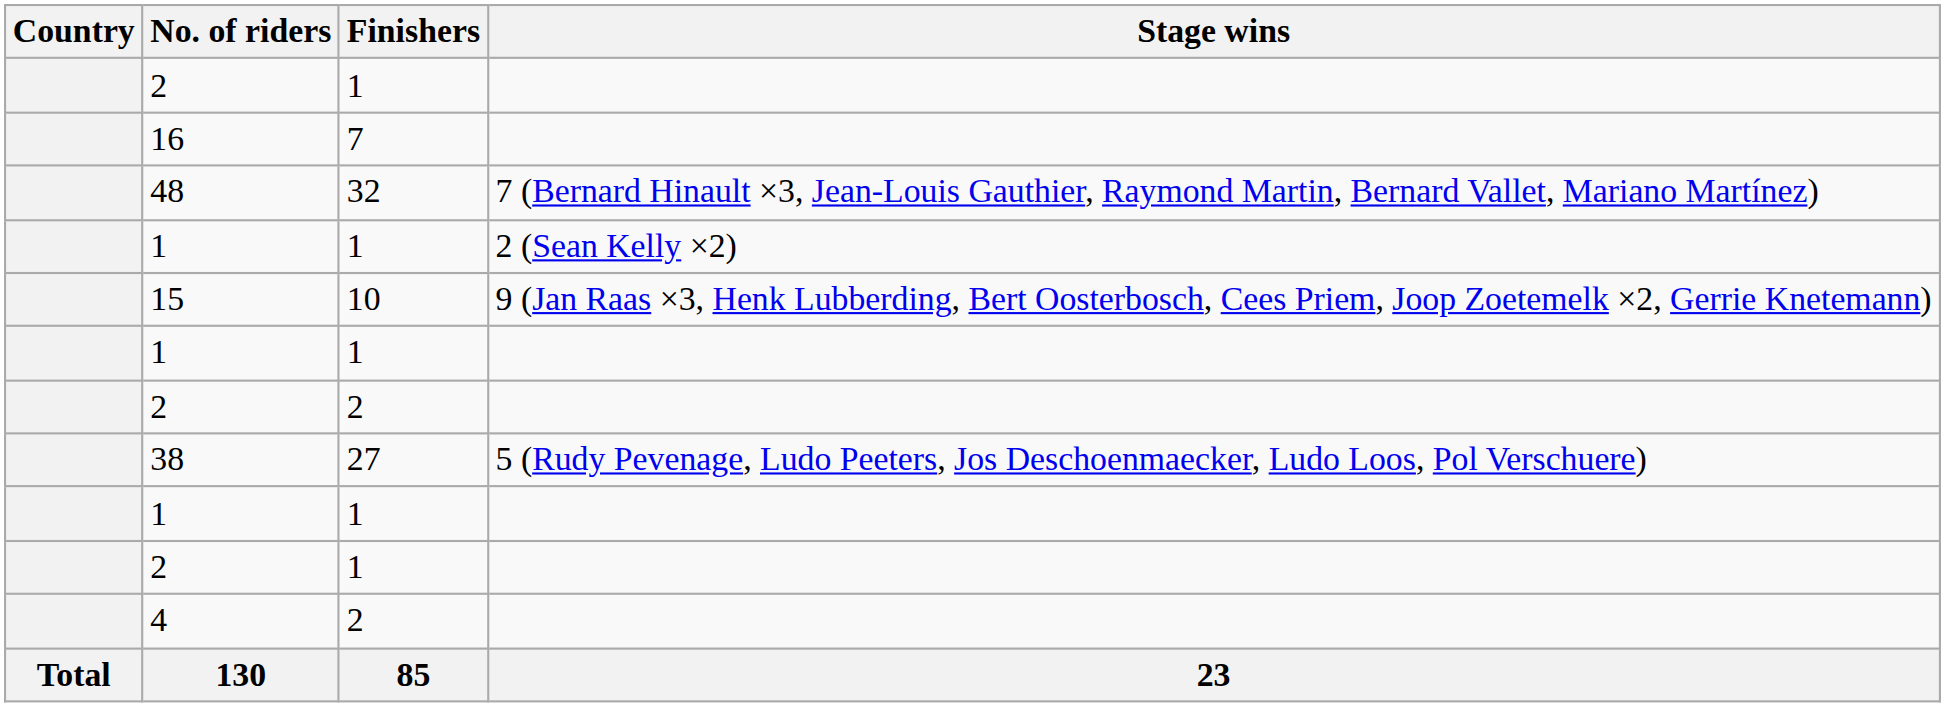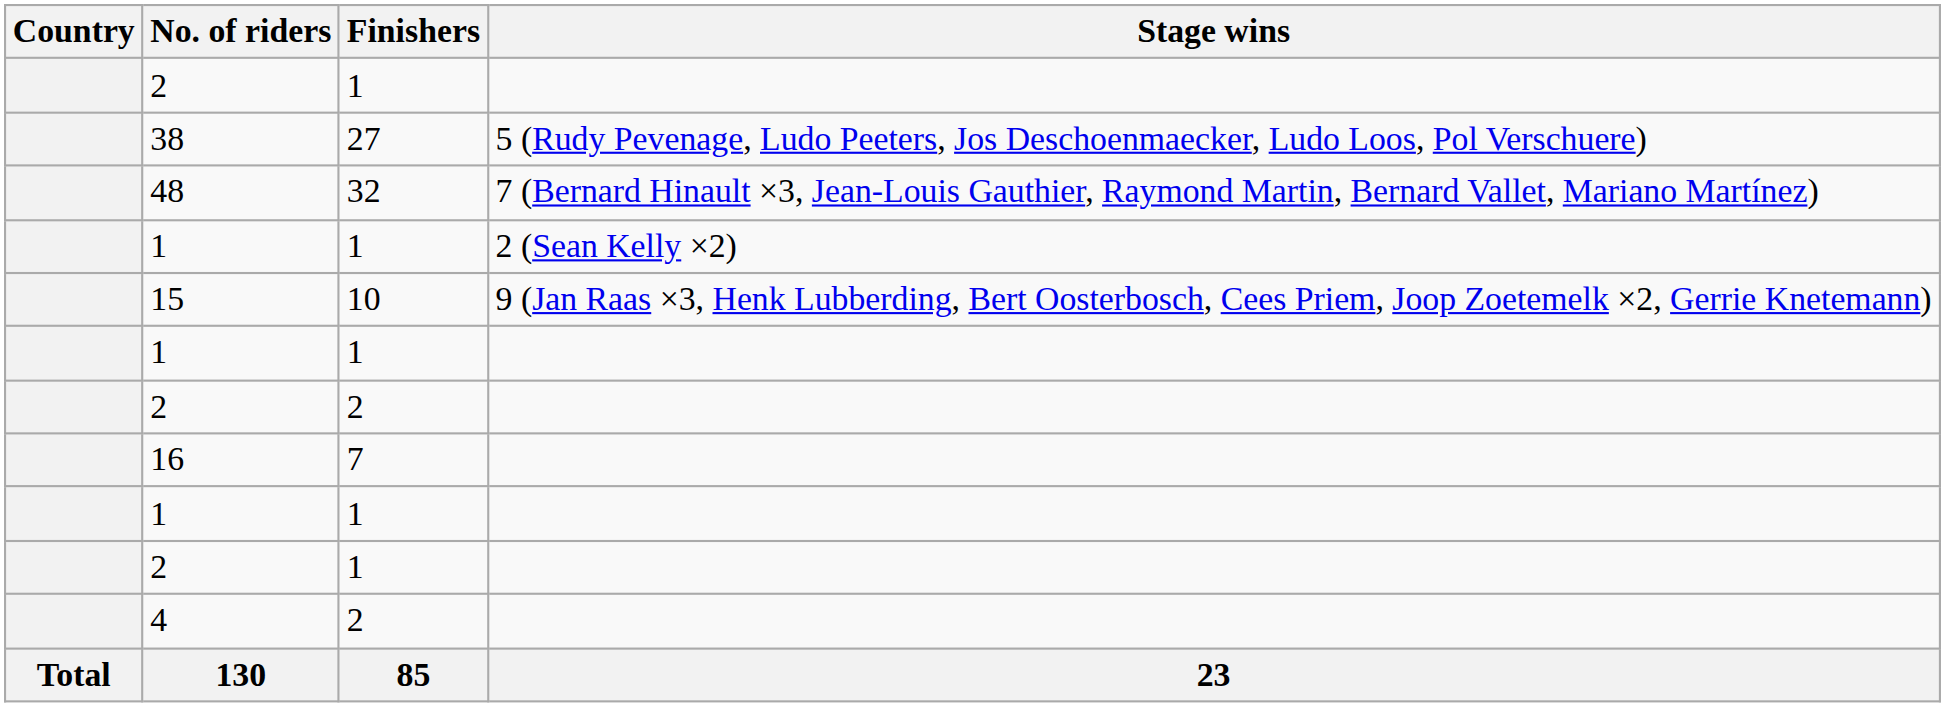rows swapped: (167, 459) <-> (167, 138)
